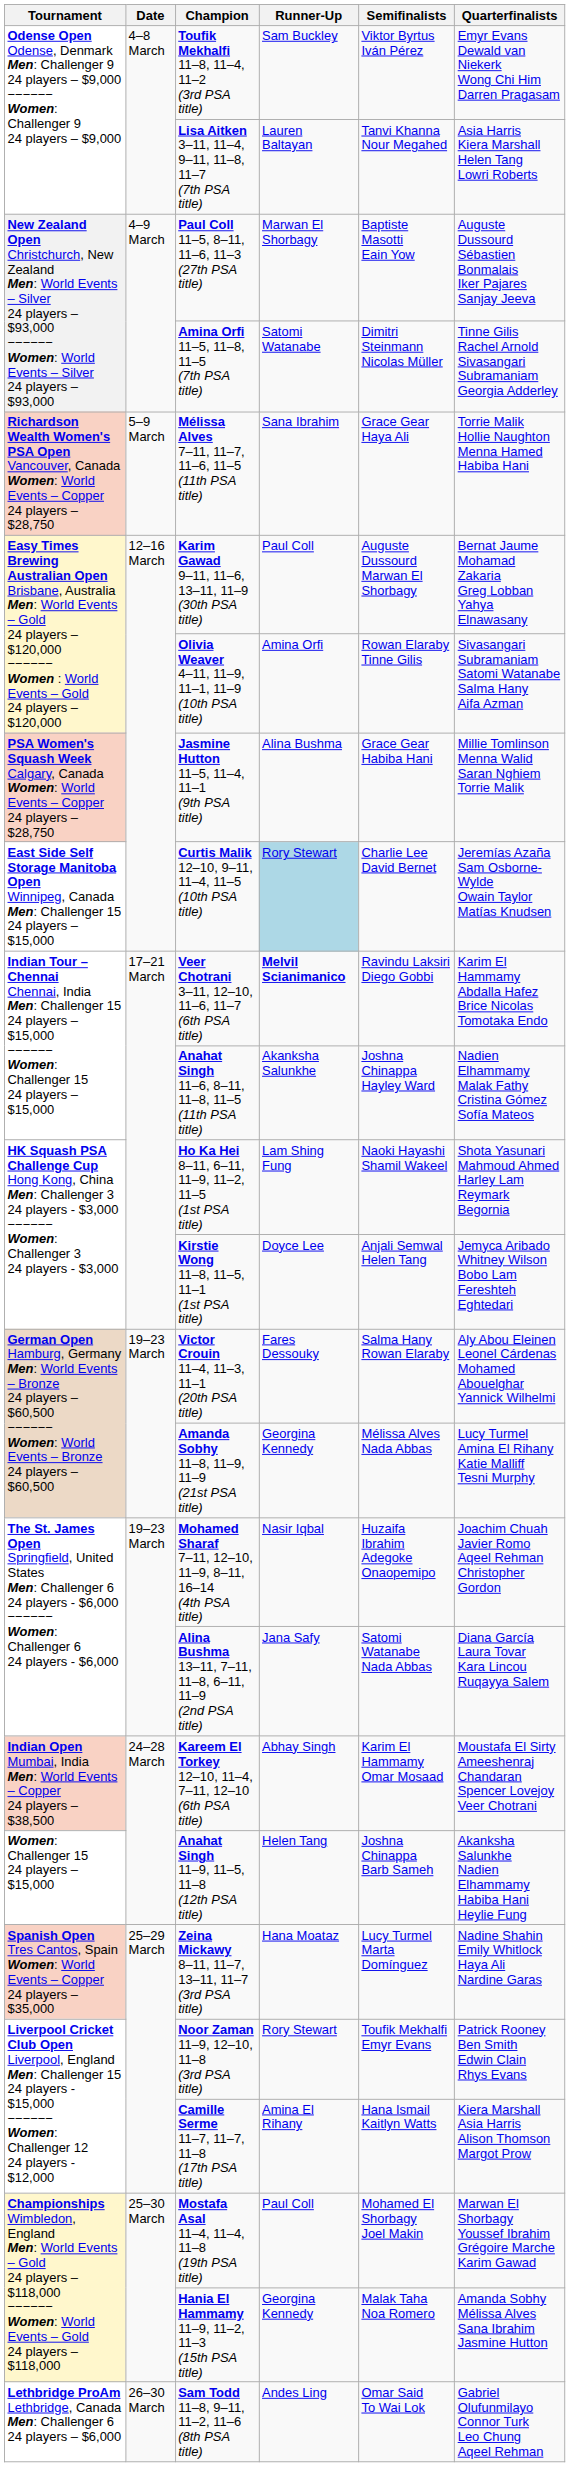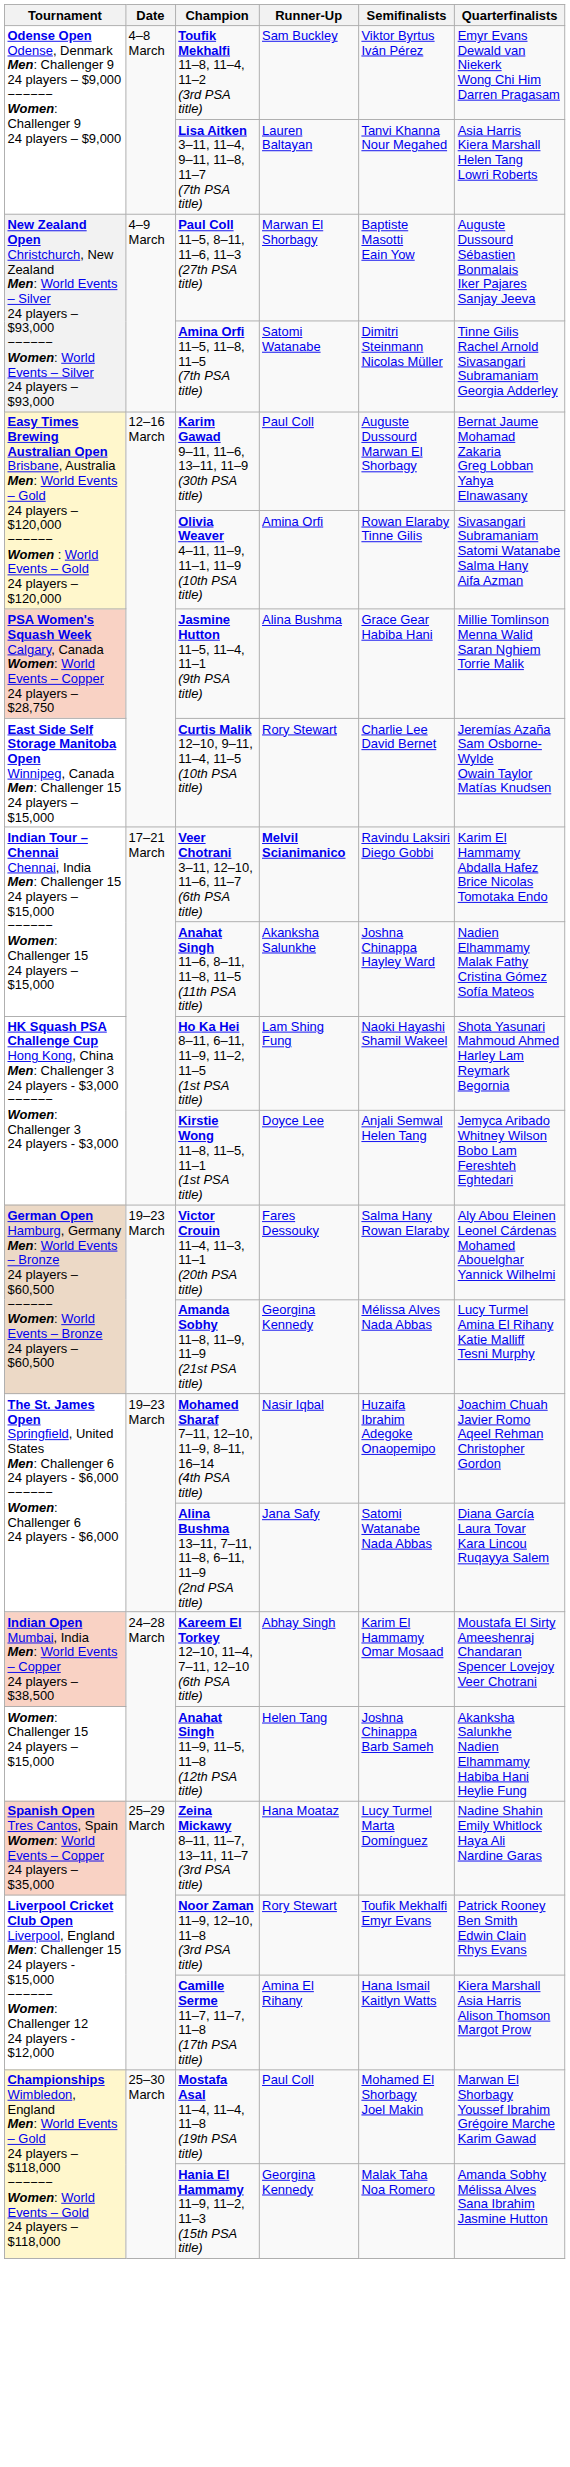- row: (211, 459)
(299, 852) lightblue background -> (299, 729) no background
- row: (211, 2422)
